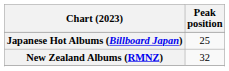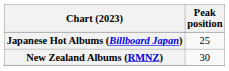(205, 57) 32 -> (205, 57) 30
